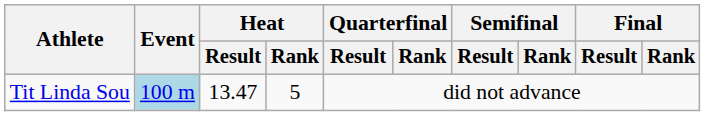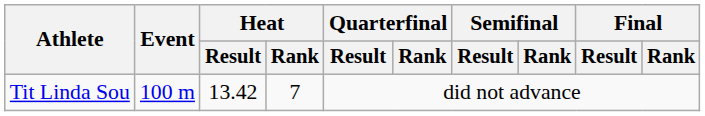(167, 92) lightblue background -> (167, 92) no background
(233, 92) 13.47 -> (233, 92) 13.42
(295, 92) 5 -> (295, 92) 7
